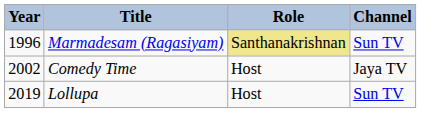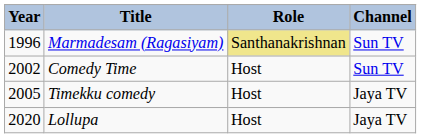(380, 68) Jaya TV -> (378, 68) Sun TV
+ row: (102, 94)
(24, 94) 2019 -> (24, 119) 2020
(378, 94) Sun TV -> (380, 119) Jaya TV
